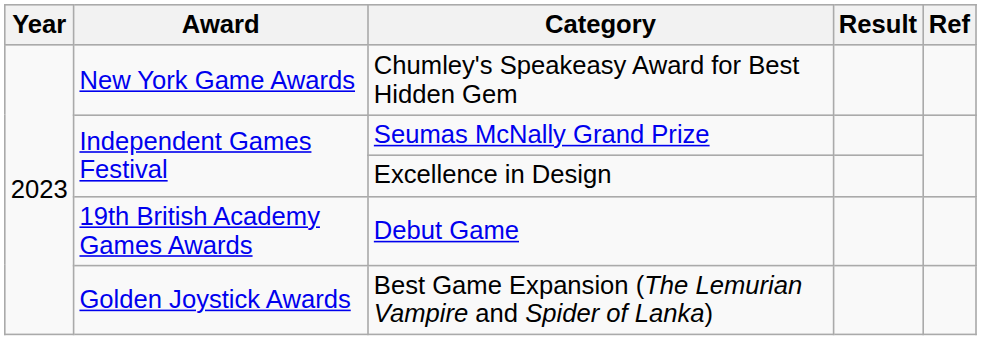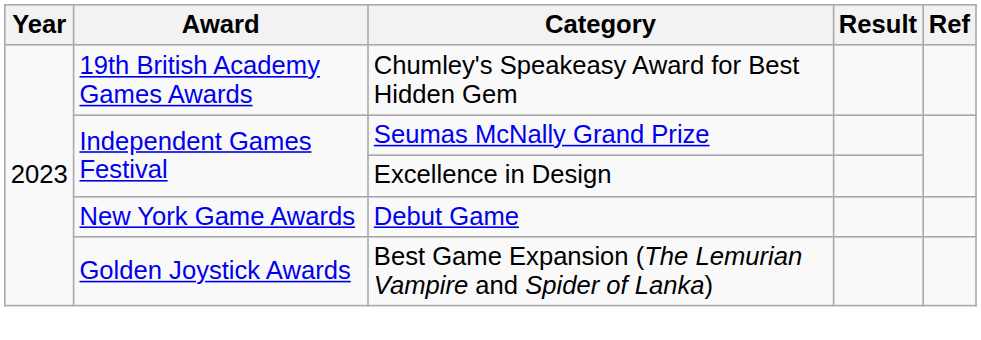(217, 79) New York Game Awards -> (200, 79) 19th British Academy Games Awards
(200, 230) 19th British Academy Games Awards -> (217, 216) New York Game Awards
